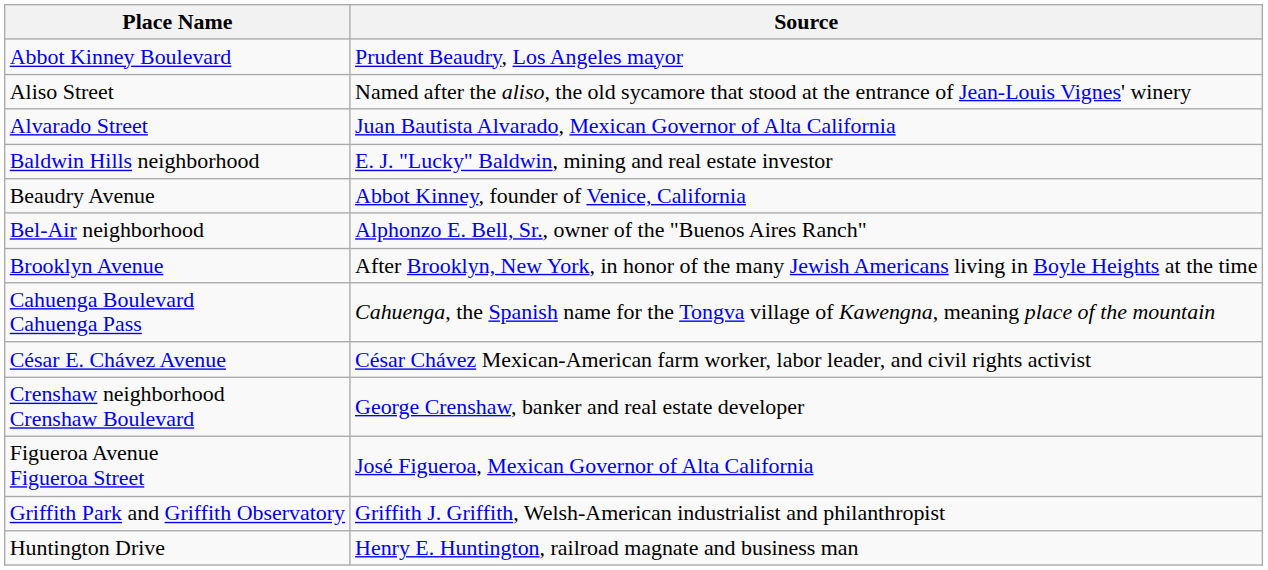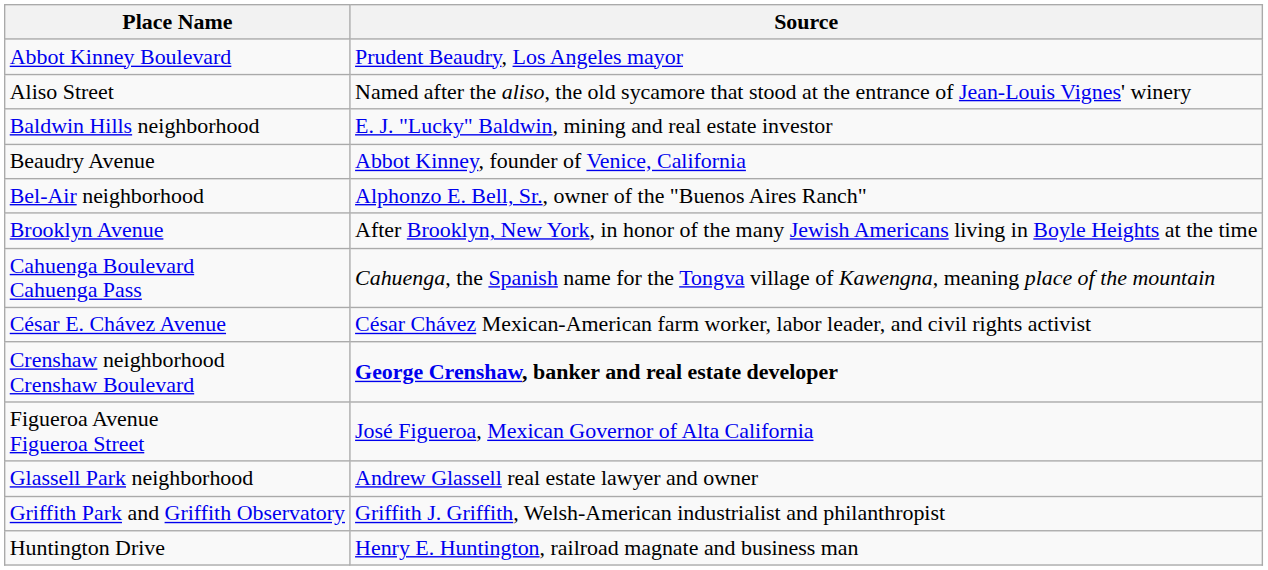- row: (79, 126)
(580, 406) normal -> (596, 371) bold
+ row: (131, 478)
